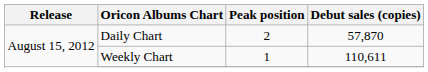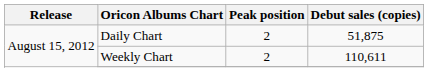(366, 35) 57,870 -> (366, 35) 51,875
(267, 56) 1 -> (267, 56) 2
